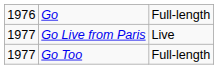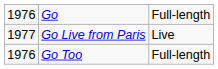(21, 55) 1977 -> (21, 55) 1976
